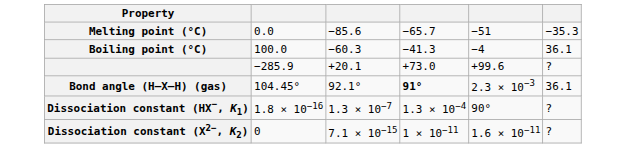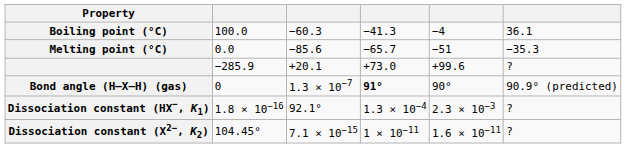rows swapped: (148, 31) <-> (148, 49)
(277, 86) 104.45° -> (218, 86) 0
(345, 86) 92.1° -> (321, 86) 1.3 × 10−7
(503, 86) 2.3 × 10−3 -> (442, 86) 90°
(559, 86) 36.1 -> (562, 86) 90.9° (predicted)
(360, 108) 1.3 × 10−7 -> (305, 108) 92.1°
(481, 108) 90° -> (464, 108) 2.3 × 10−3
(257, 132) 0 -> (238, 132) 104.45°
